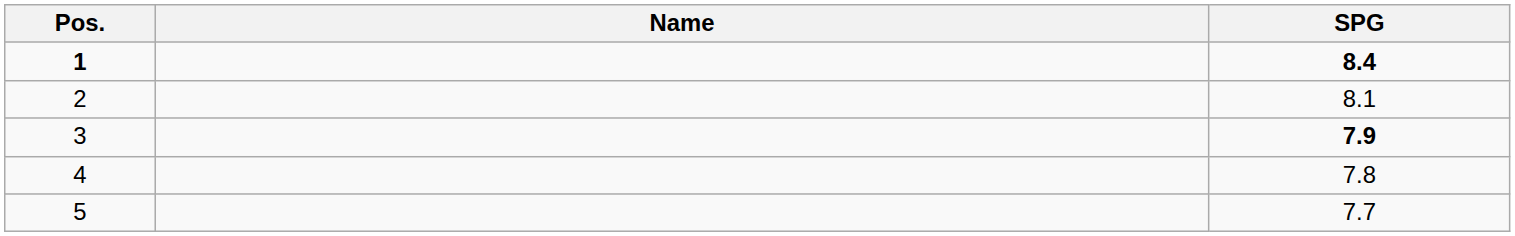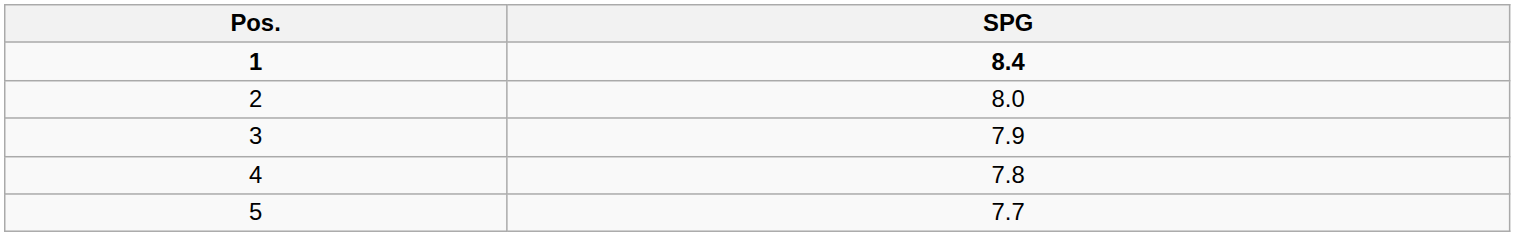- column: (682, 23)
(1359, 99) 8.1 -> (1008, 99) 8.0
(1359, 136) bold -> (1008, 136) normal
